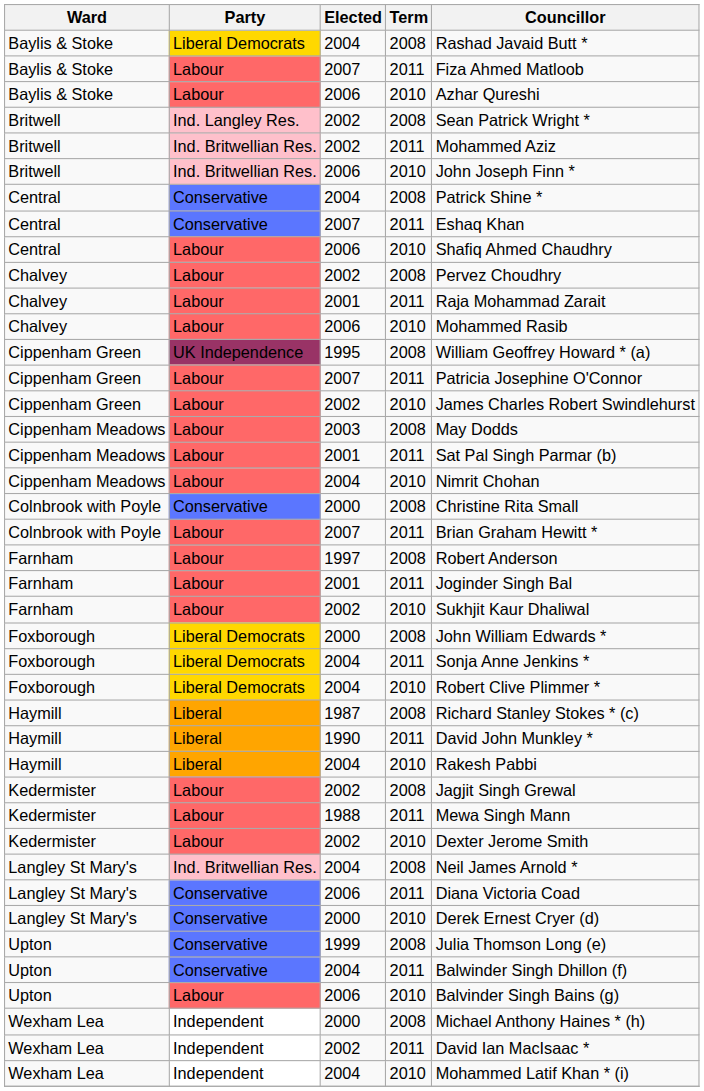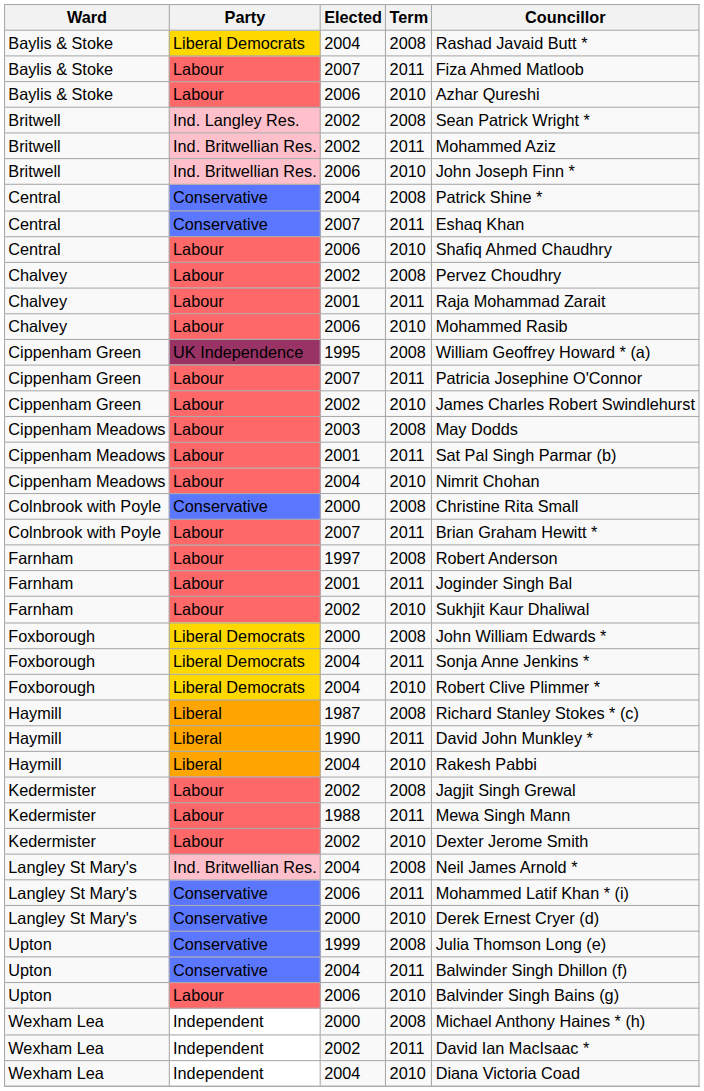(508, 893) Diana Victoria Coad -> (532, 893) Mohammed Latif Khan * (i)
(532, 1073) Mohammed Latif Khan * (i) -> (508, 1073) Diana Victoria Coad
